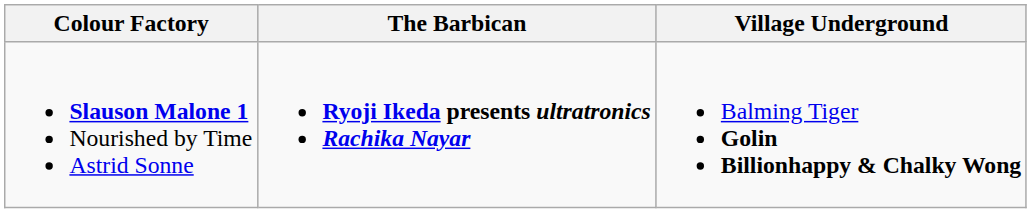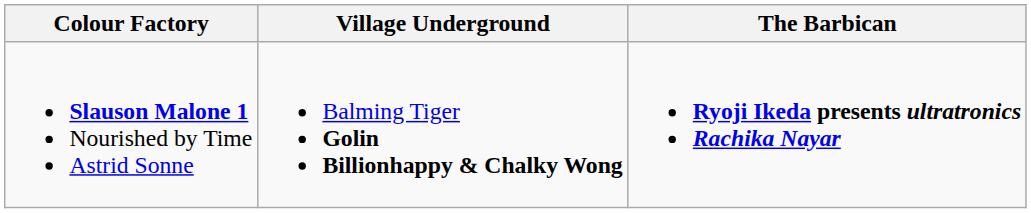columns swapped: (457, 23) <-> (841, 23)
